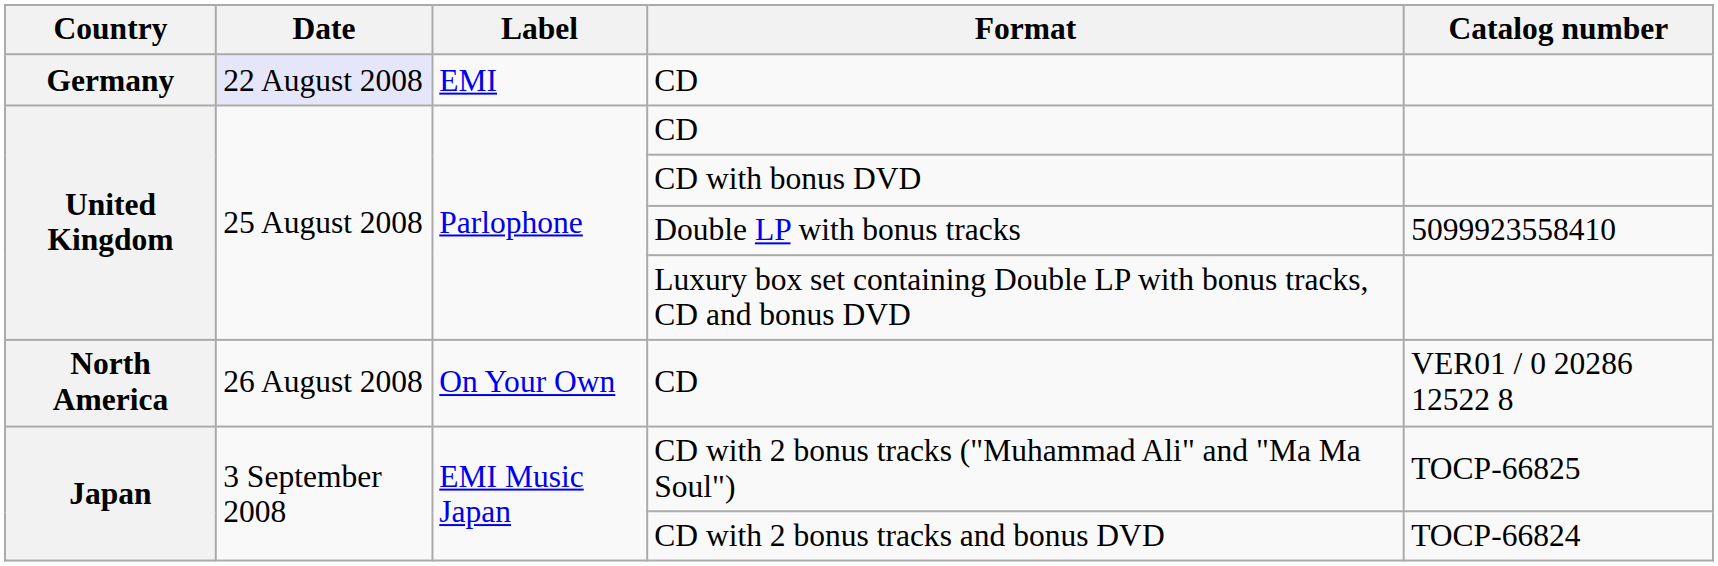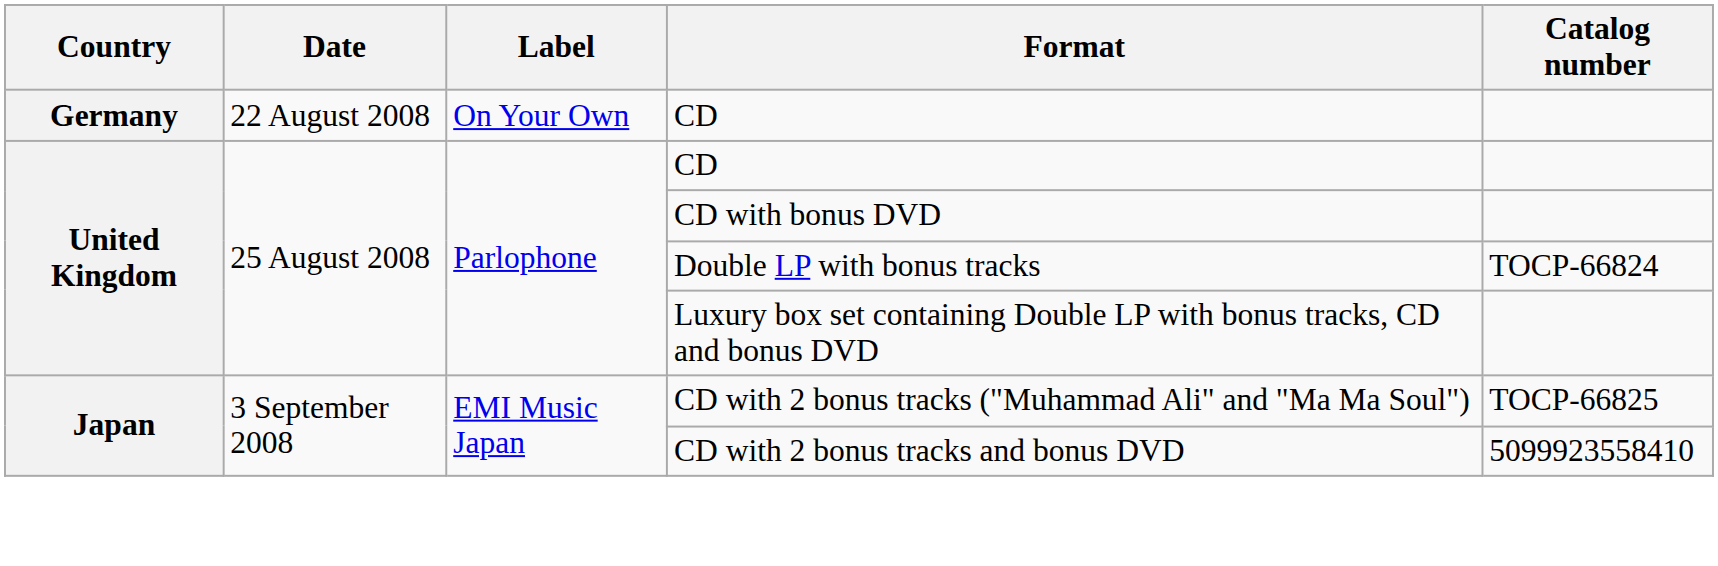(323, 79) lavender background -> (330, 114) no background
(468, 79) EMI -> (541, 114) On Your Own
(1514, 229) 5099923558410 -> (1574, 264) TOCP-66824
- row: (110, 382)
(1496, 535) TOCP-66824 -> (1592, 450) 5099923558410
